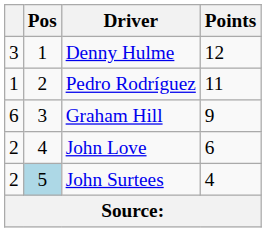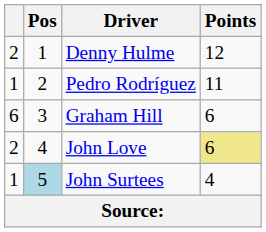(14, 52) 3 -> (14, 52) 2
(210, 116) 9 -> (210, 116) 6
(210, 147) no background -> (210, 147) khaki background
(14, 179) 2 -> (14, 179) 1
